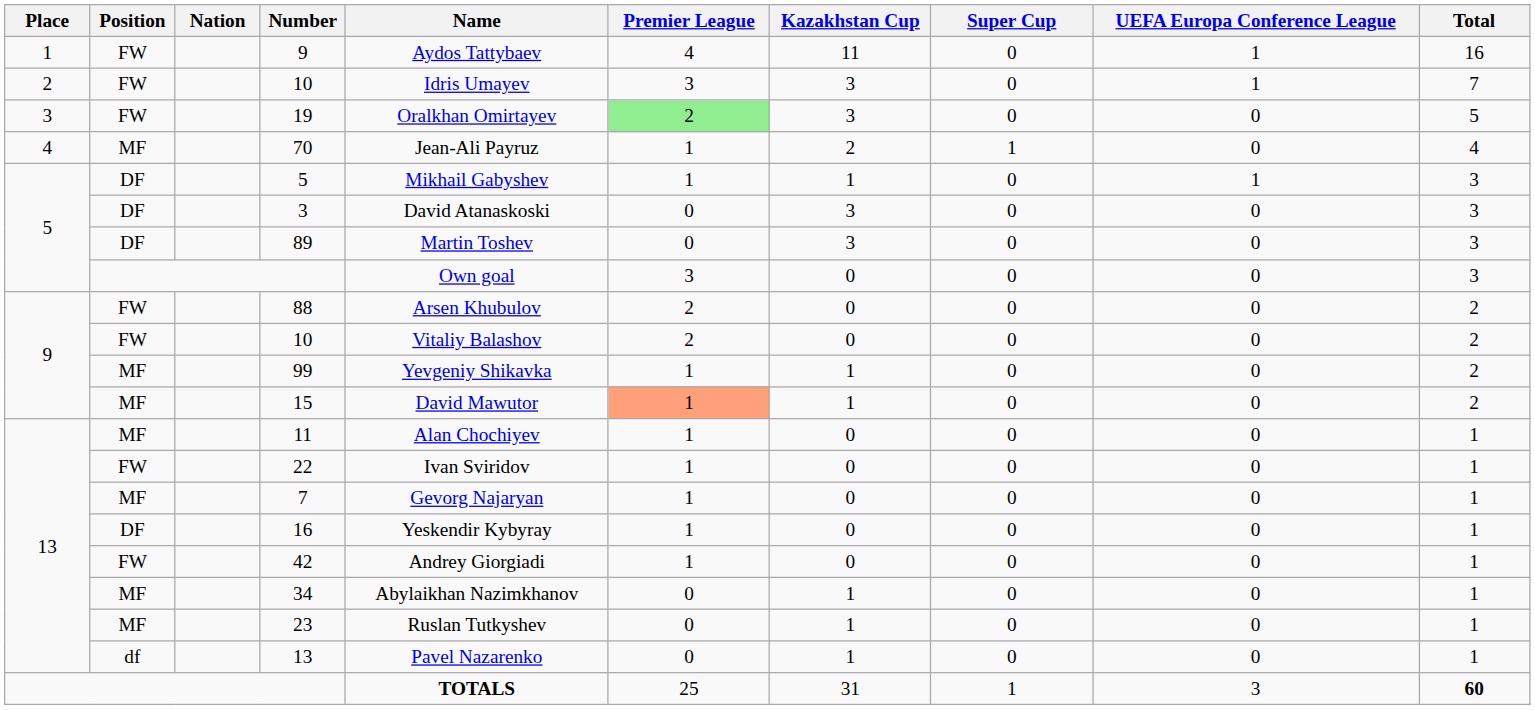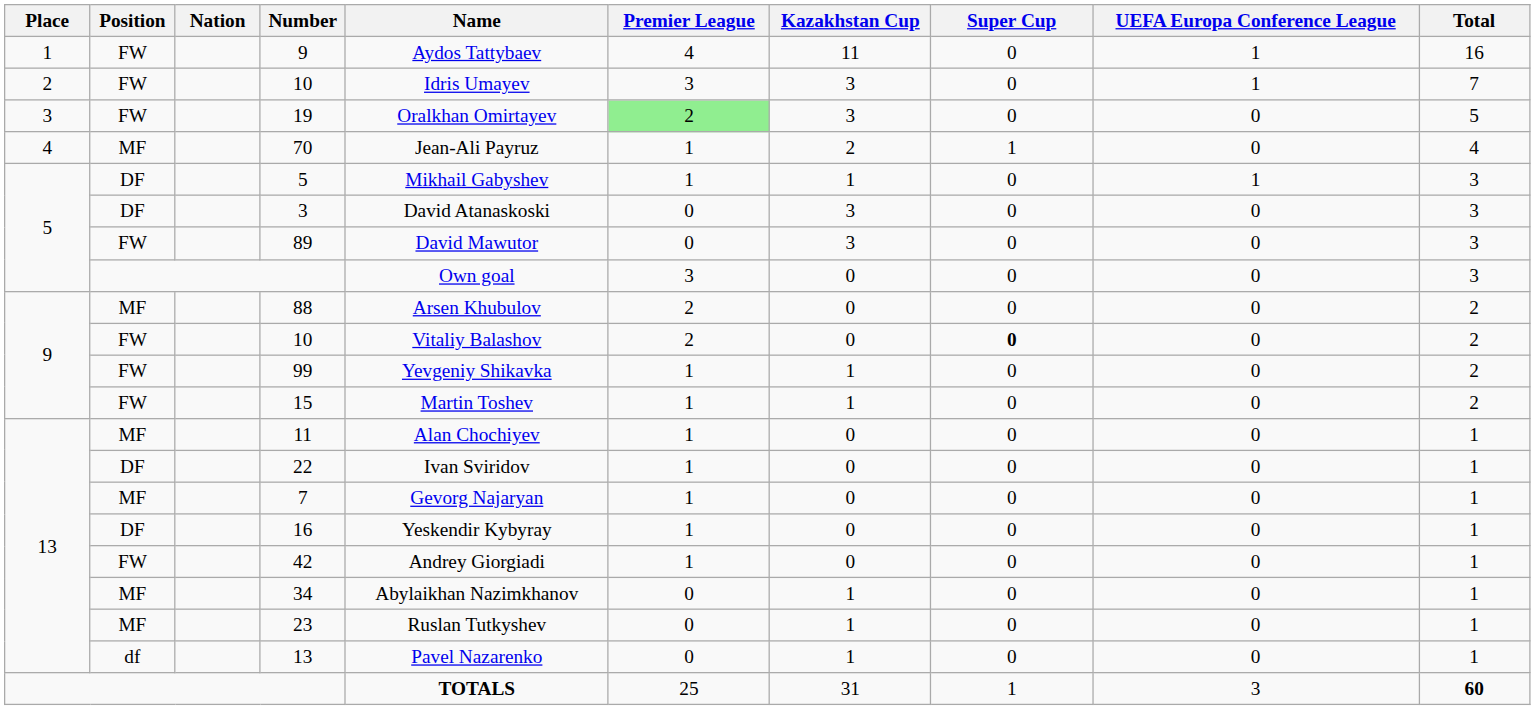(132, 243) DF -> (132, 243) FW
(477, 243) Martin Toshev -> (477, 243) David Mawutor
(132, 307) FW -> (132, 307) MF
(1012, 338) normal -> (1012, 338) bold
(132, 370) MF -> (132, 370) FW
(132, 402) MF -> (132, 402) FW
(477, 402) David Mawutor -> (477, 402) Martin Toshev
(689, 402) lightsalmon background -> (689, 402) no background
(132, 466) FW -> (132, 466) DF
